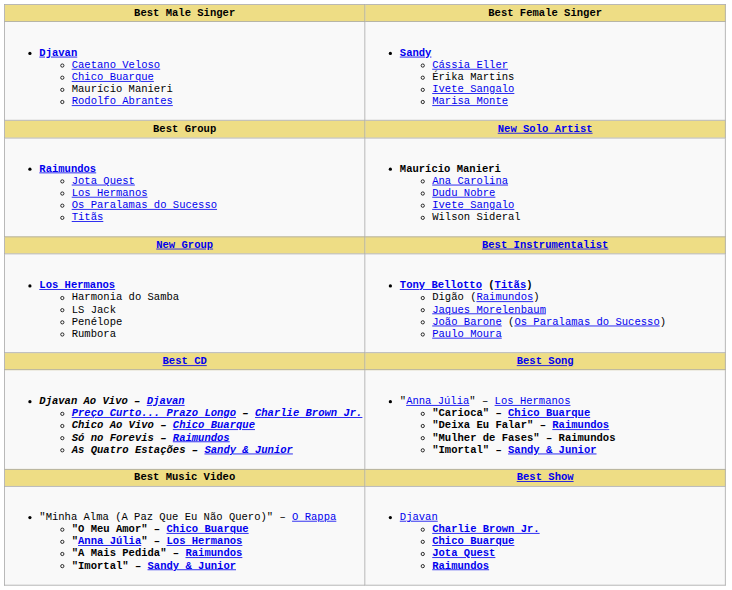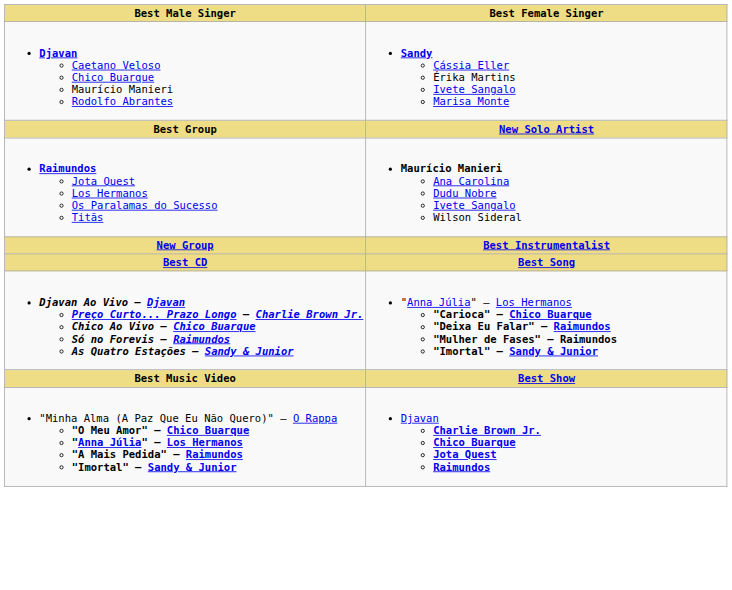- row: (185, 309)
